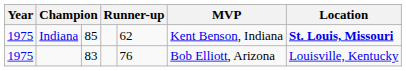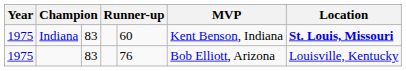(91, 35) 85 -> (91, 35) 83
(126, 35) 62 -> (126, 35) 60
